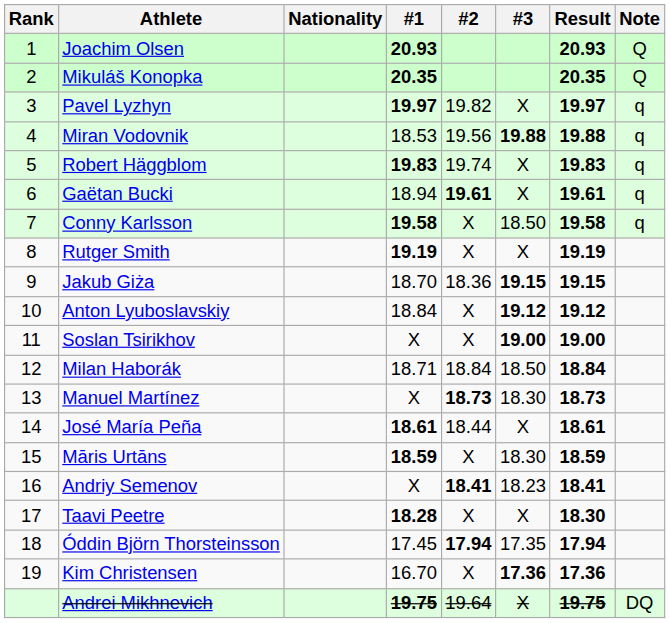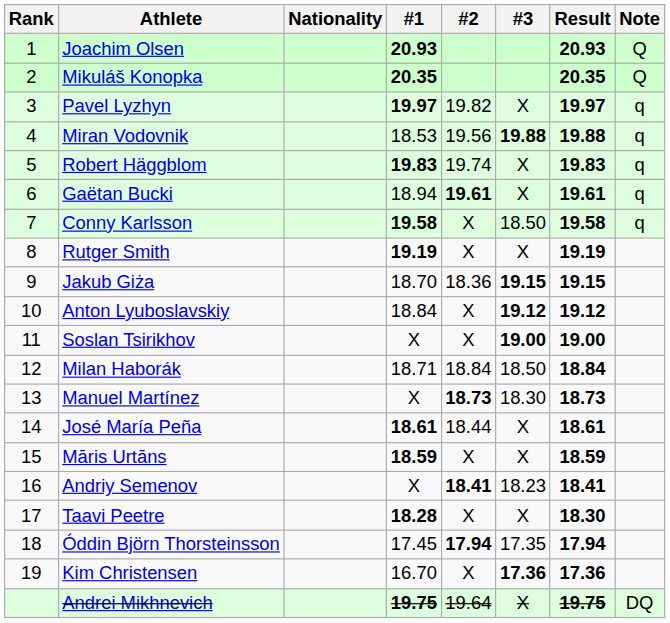(523, 456) 18.30 -> (523, 456) X
